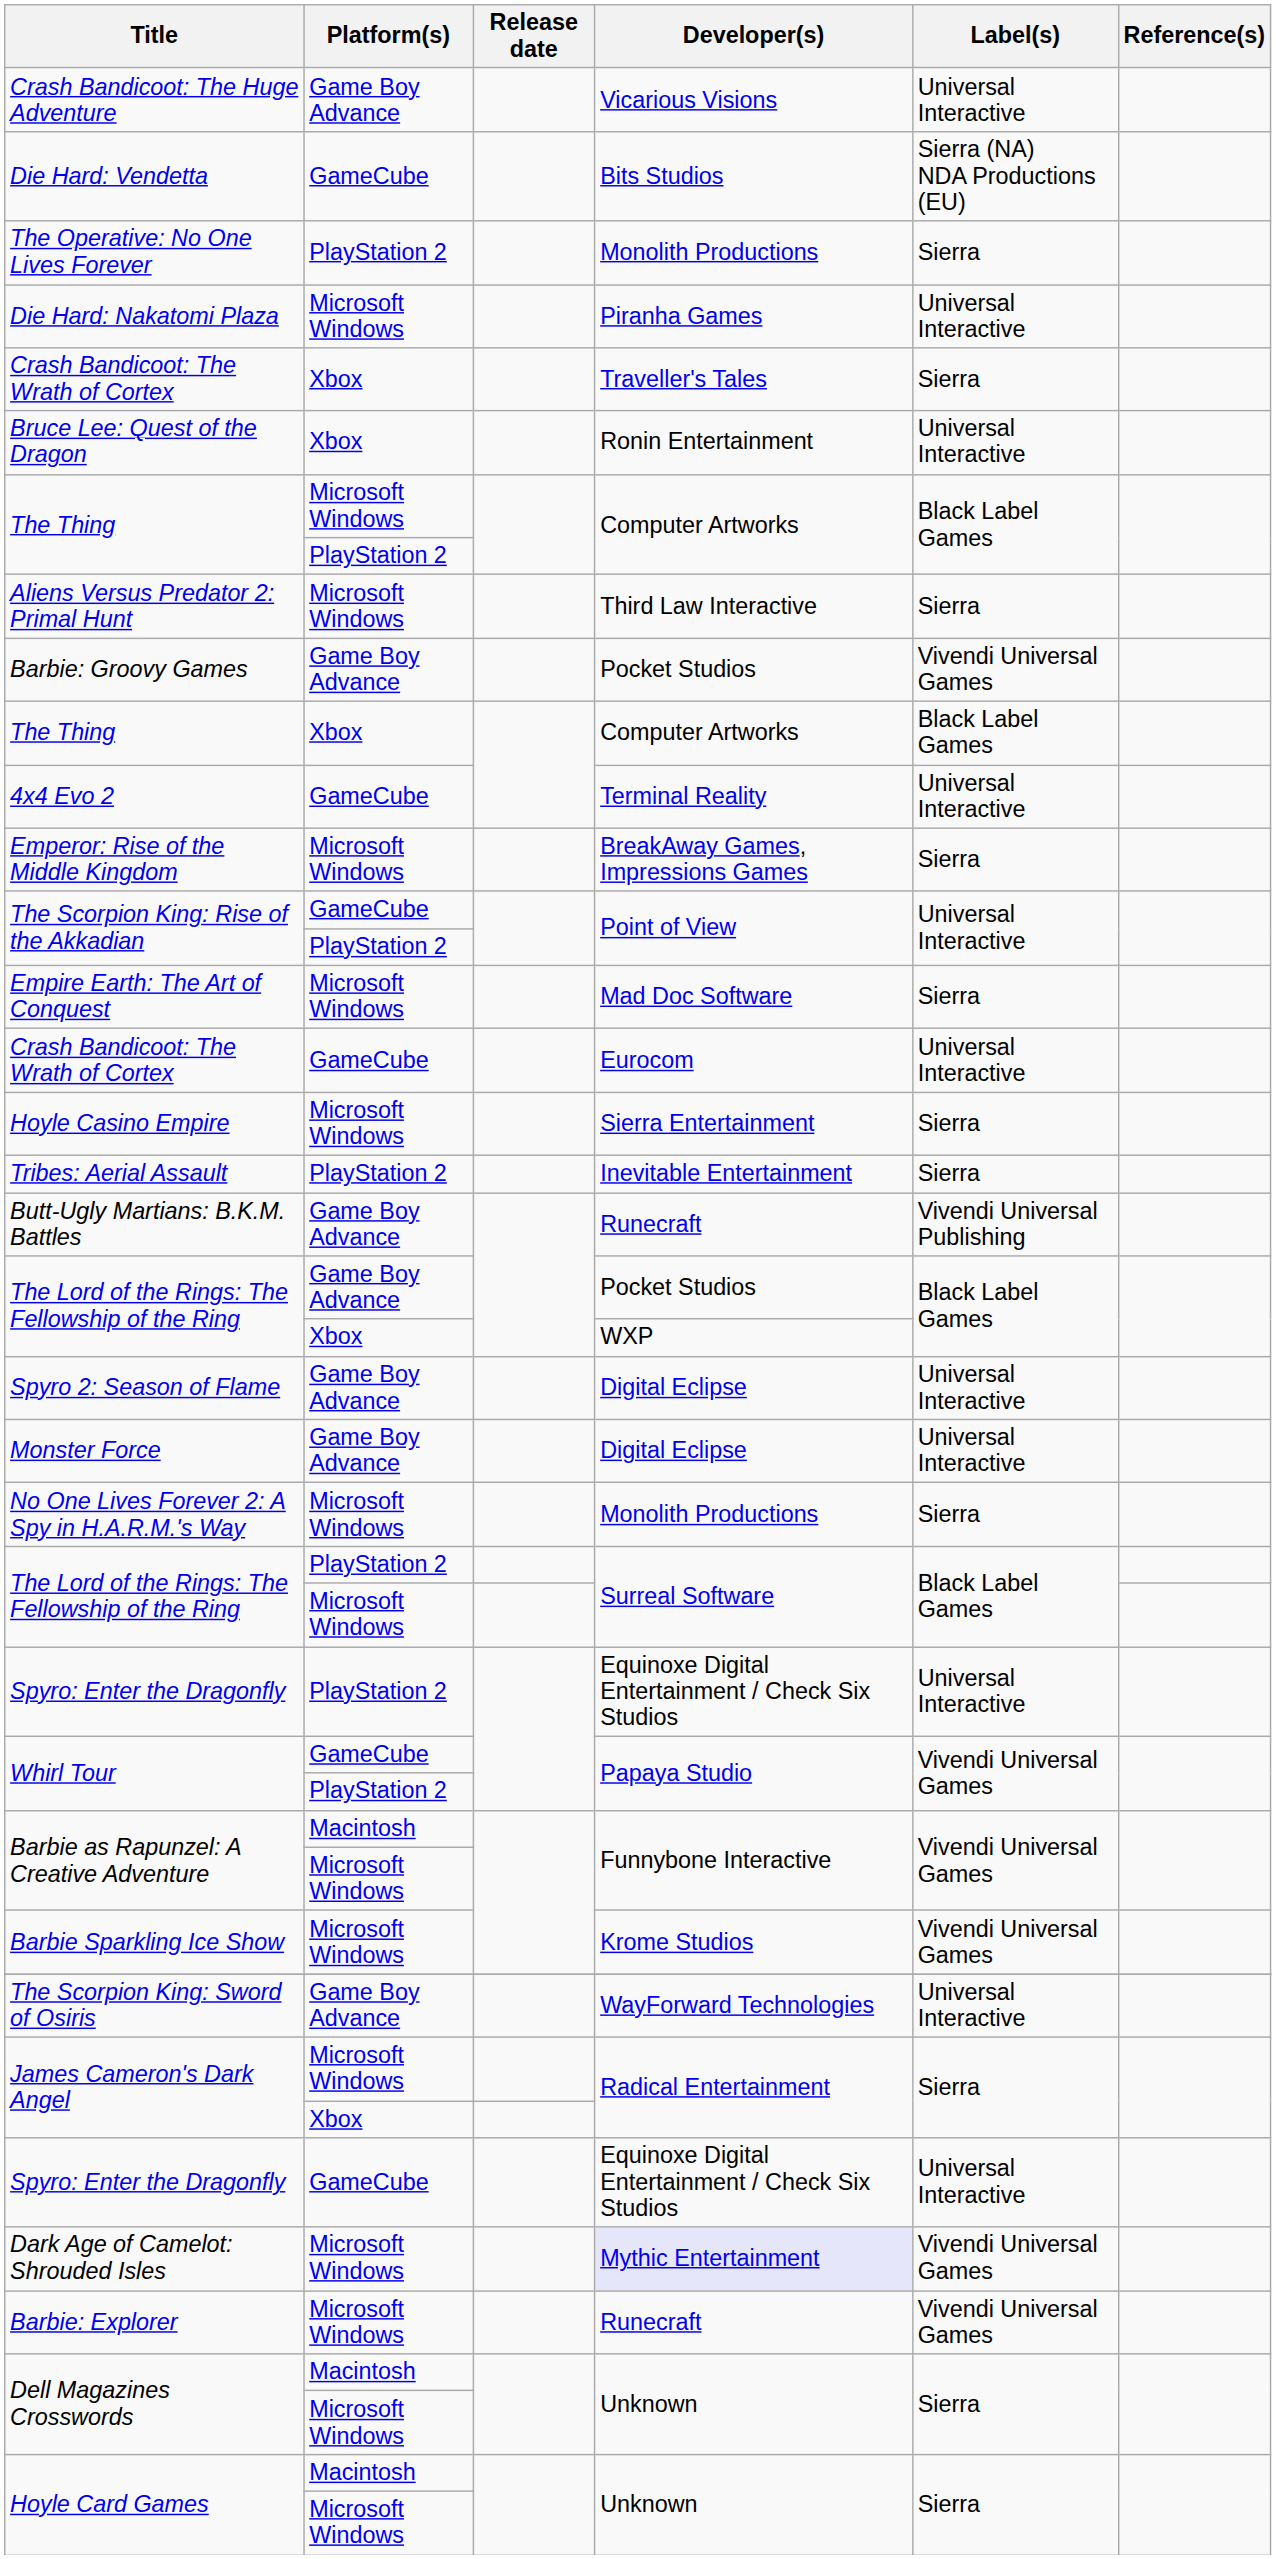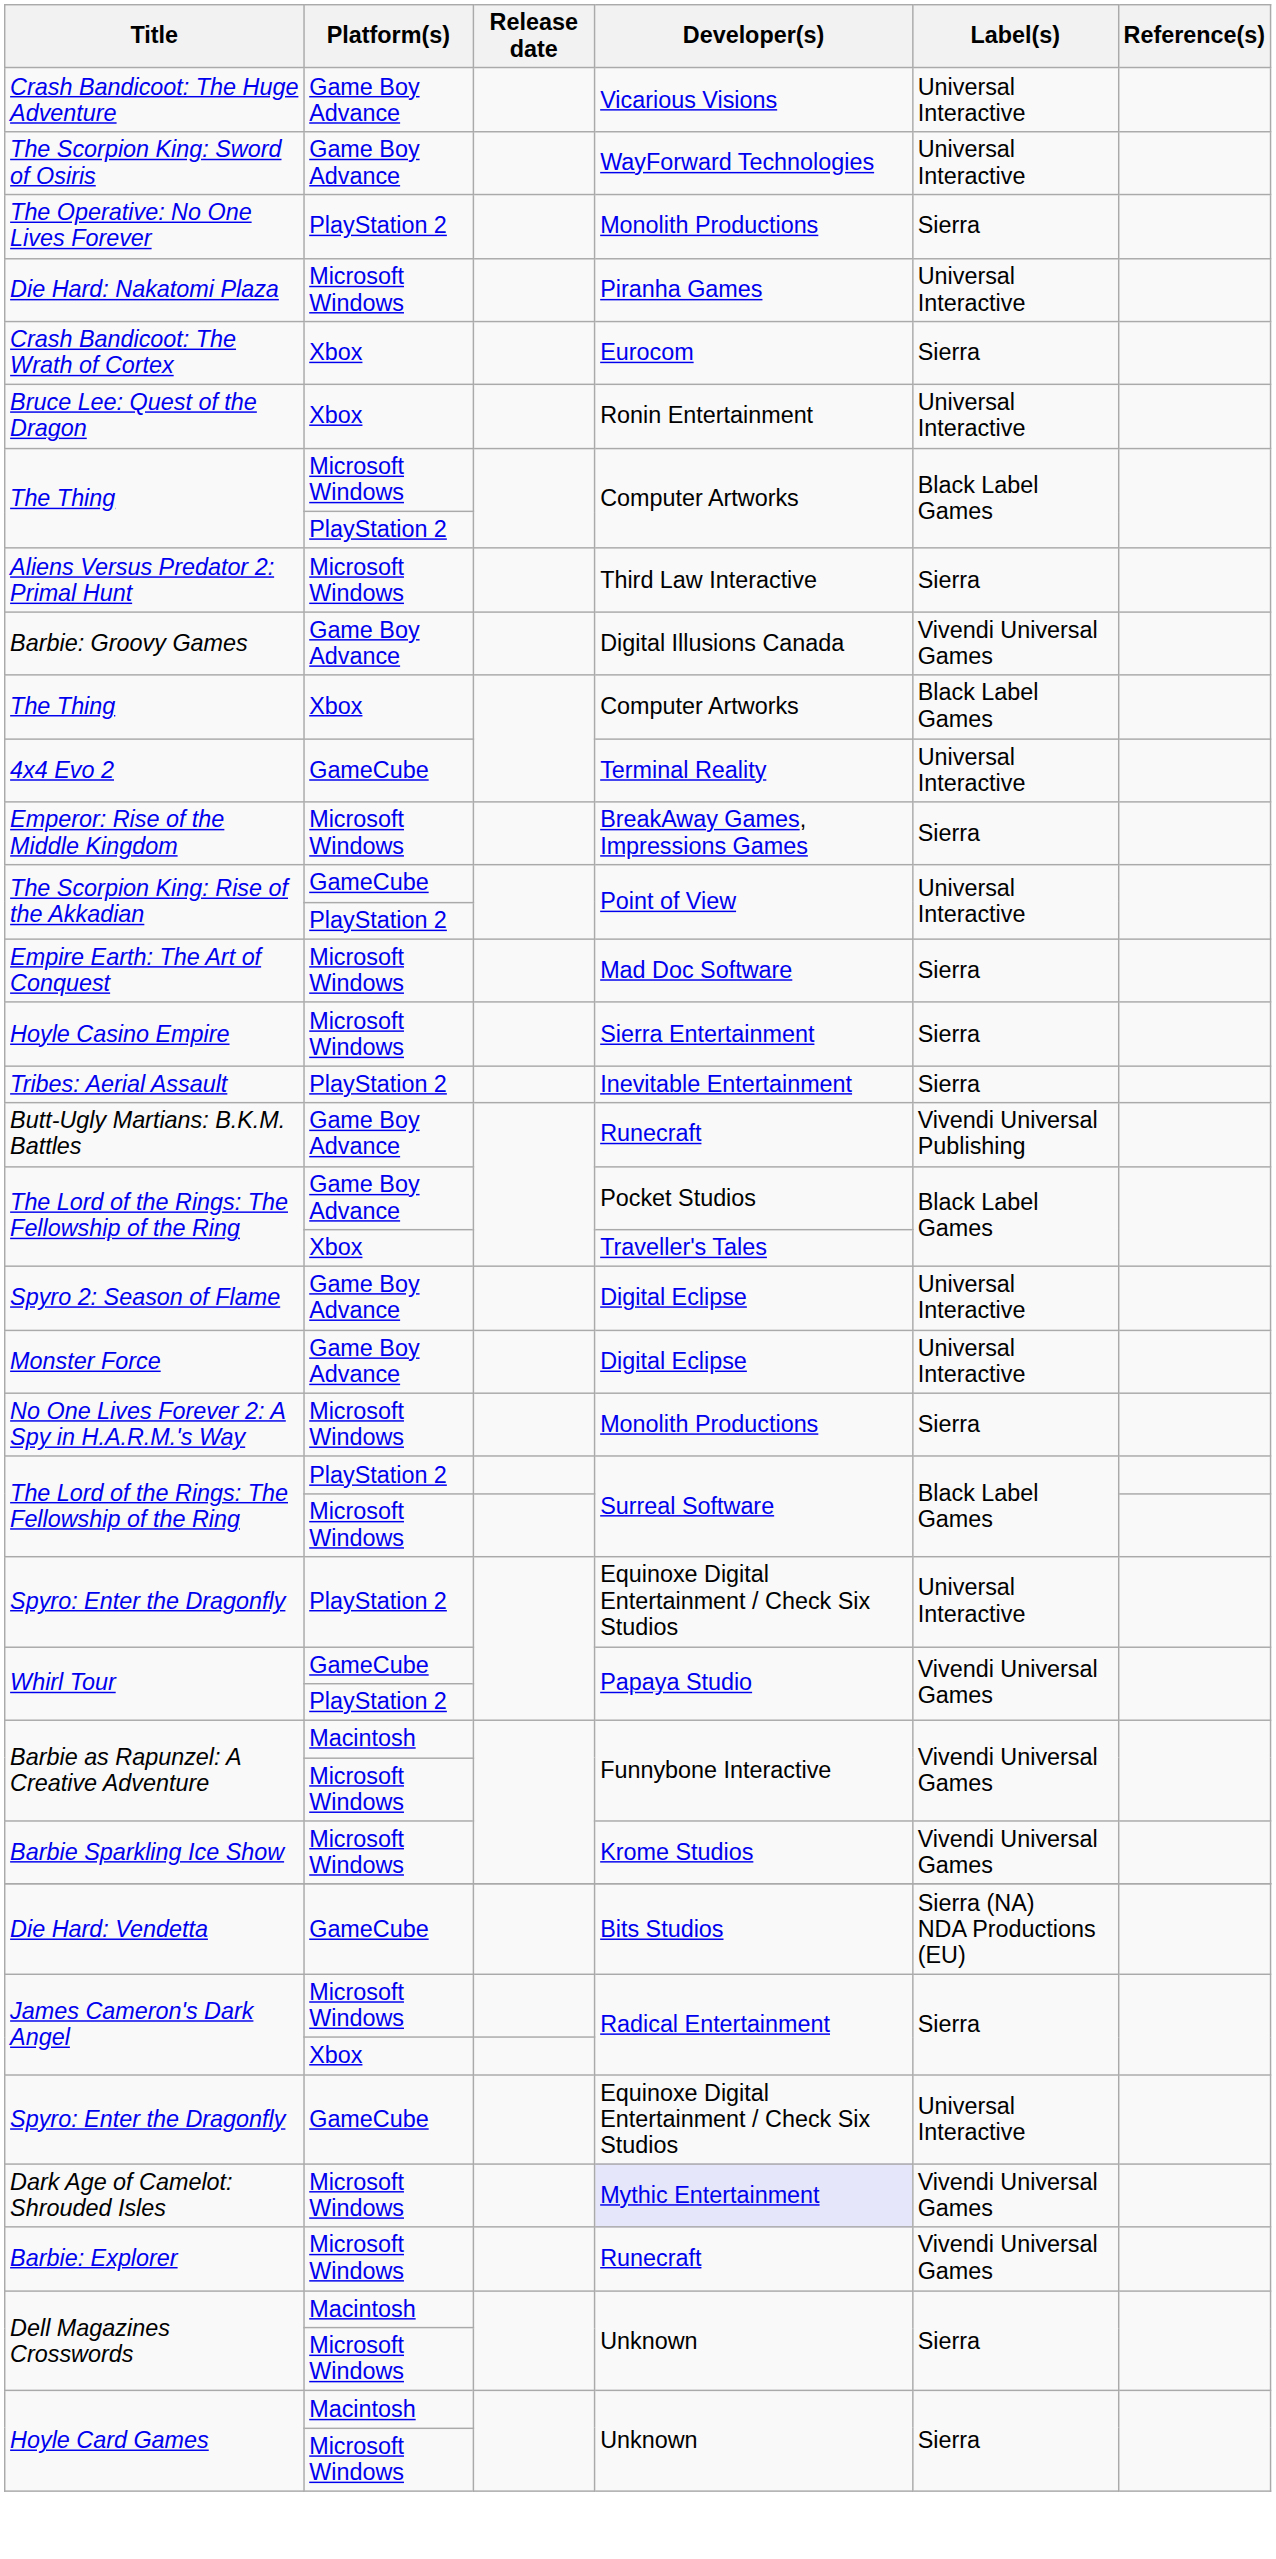rows swapped: (146, 2005) <-> (109, 175)
(684, 379) Traveller's Tales -> (647, 352) Eurocom
(678, 669) Pocket Studios -> (722, 643) Digital Illusions Canada
- row: (123, 1060)
(627, 1337) WXP -> (684, 1247) Traveller's Tales
